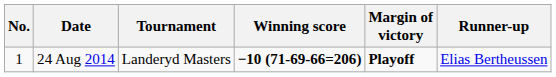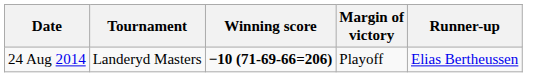- column: (19, 26)
(391, 59) bold -> (361, 59) normal
